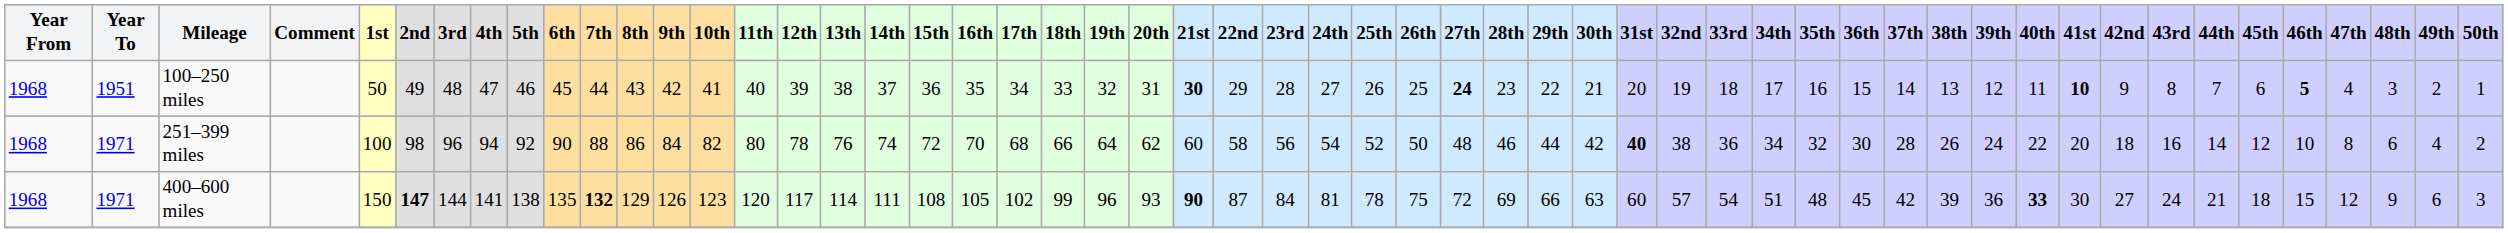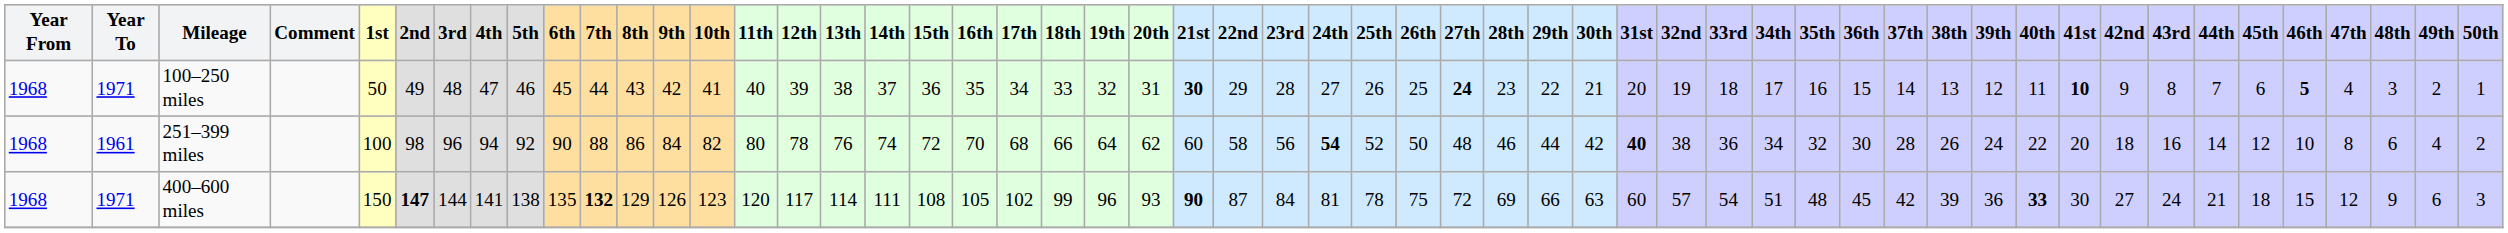(116, 87) 1951 -> (116, 87) 1971
(116, 143) 1971 -> (116, 143) 1961
(1330, 143) normal -> (1330, 143) bold
